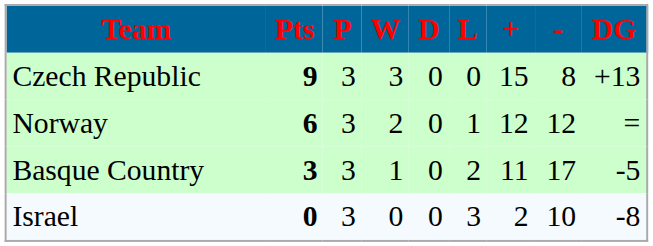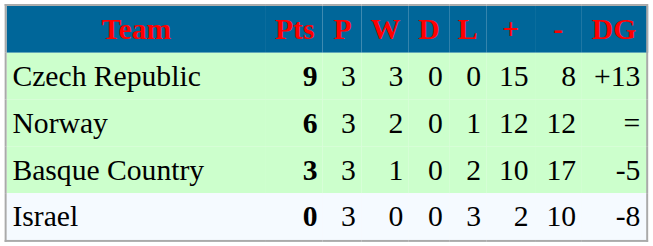(514, 169) 11 -> (514, 169) 10
